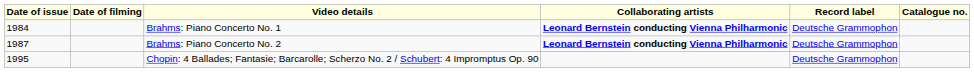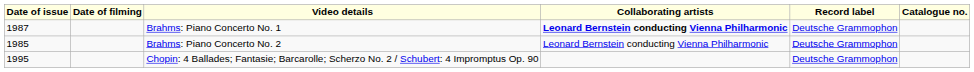(18, 28) 1984 -> (18, 28) 1987
(18, 43) 1987 -> (18, 43) 1985
(665, 43) bold -> (656, 43) normal
